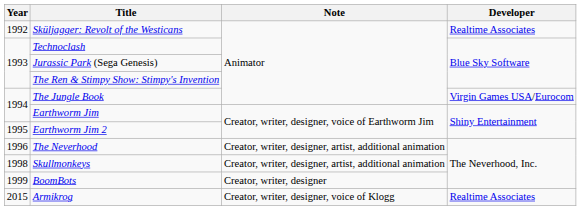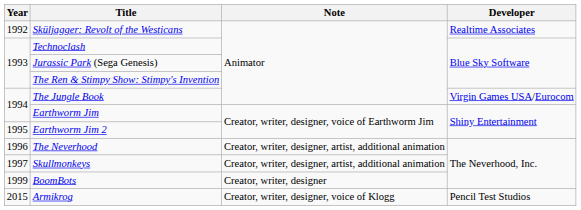(17, 163) 1998 -> (17, 163) 1997
(492, 197) Realtime Associates -> (490, 197) Pencil Test Studios
